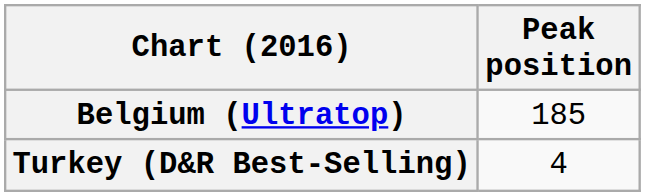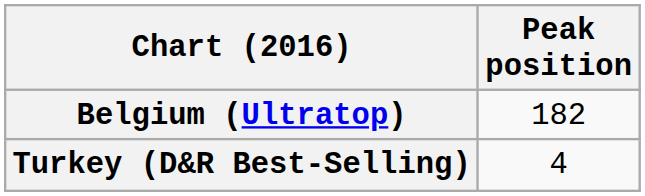(559, 115) 185 -> (559, 115) 182
